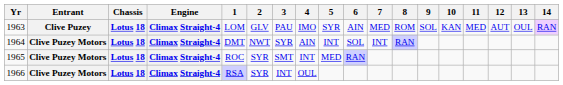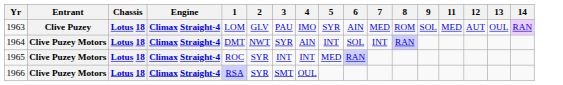- column: (451, 12)
(284, 58) SMT -> (284, 58) INT
(284, 73) INT -> (284, 73) SMT
